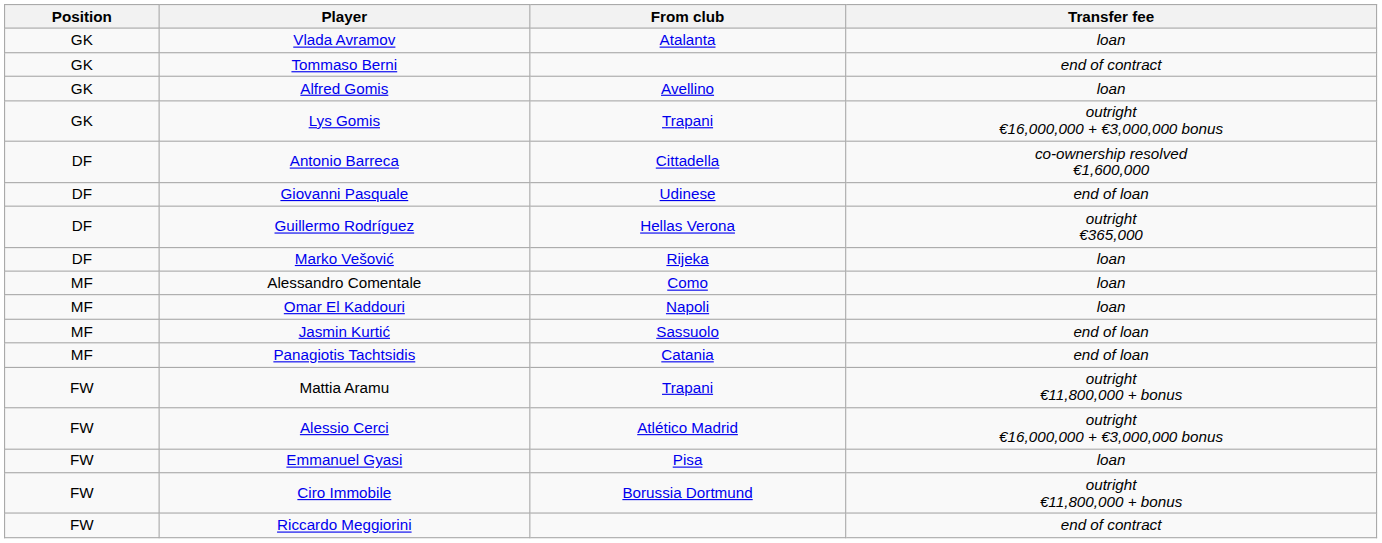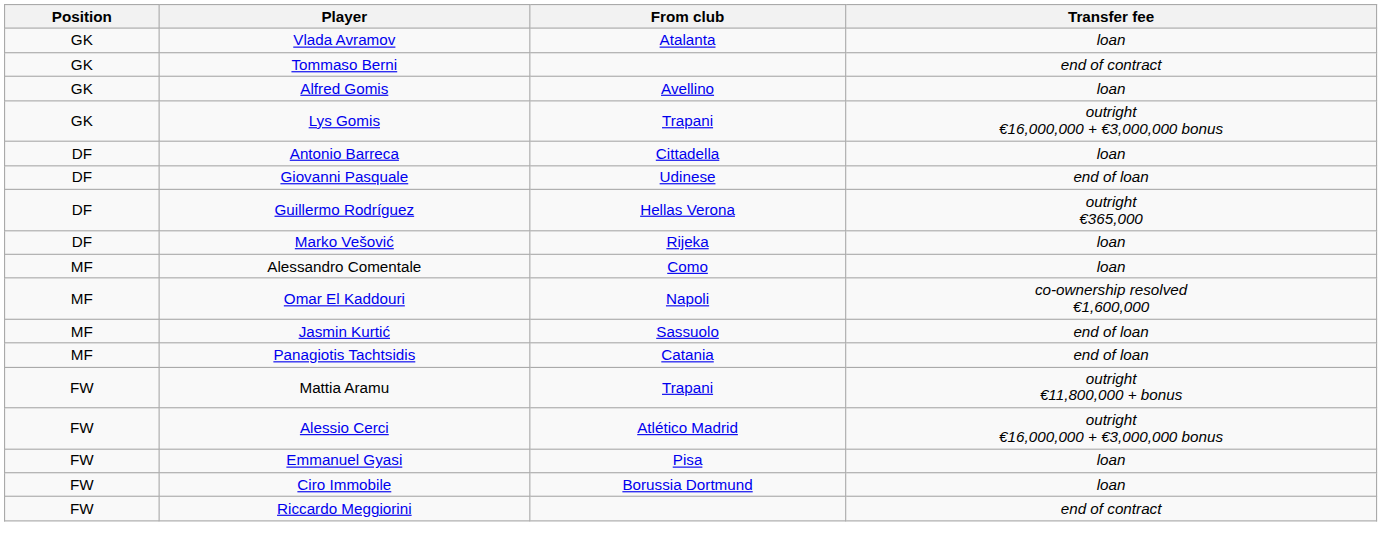(1111, 161) co-ownership resolved €1,600,000 -> (1111, 153) loan
(1111, 307) loan -> (1111, 298) co-ownership resolved €1,600,000
(1111, 493) outright €11,800,000 + bonus -> (1111, 484) loan
